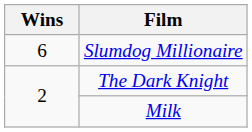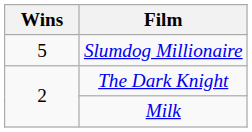(42, 50) 6 -> (42, 50) 5
